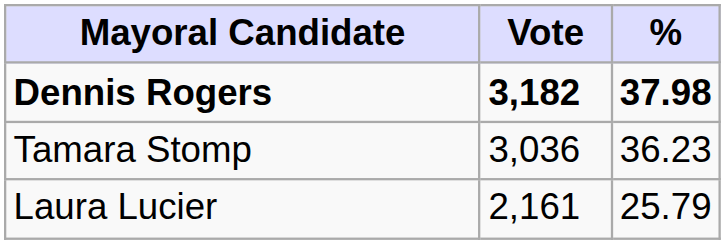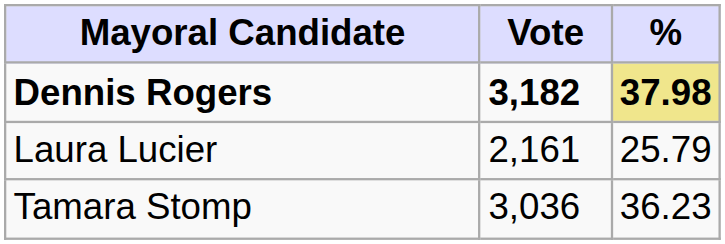(666, 91) no background -> (666, 91) khaki background
rows swapped: (133, 149) <-> (115, 207)
